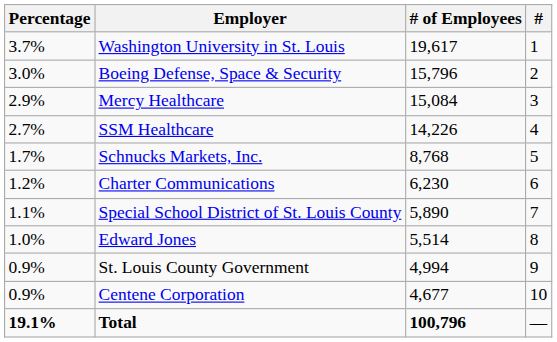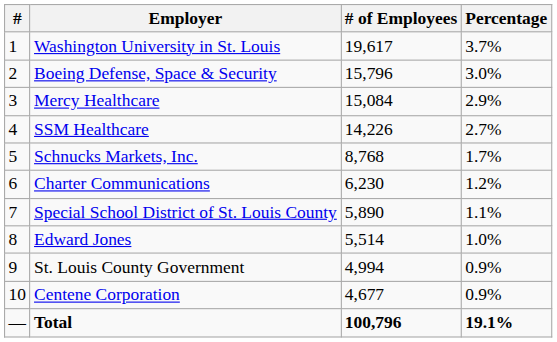columns swapped: (539, 18) <-> (50, 18)
